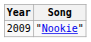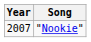(19, 29) 2009 -> (19, 29) 2007
